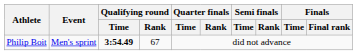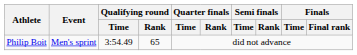(119, 42) bold -> (119, 42) normal
(155, 42) 67 -> (155, 42) 65
